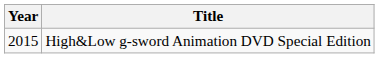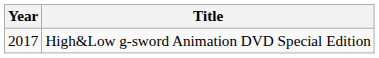(23, 40) 2015 -> (23, 40) 2017
